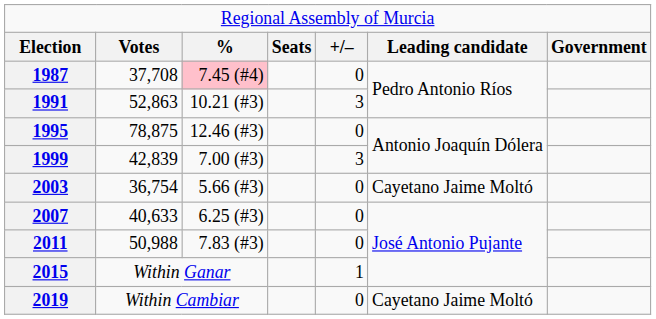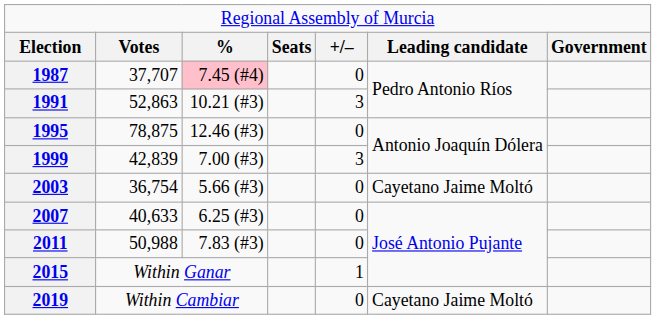(153, 74) 37,708 -> (153, 74) 37,707
